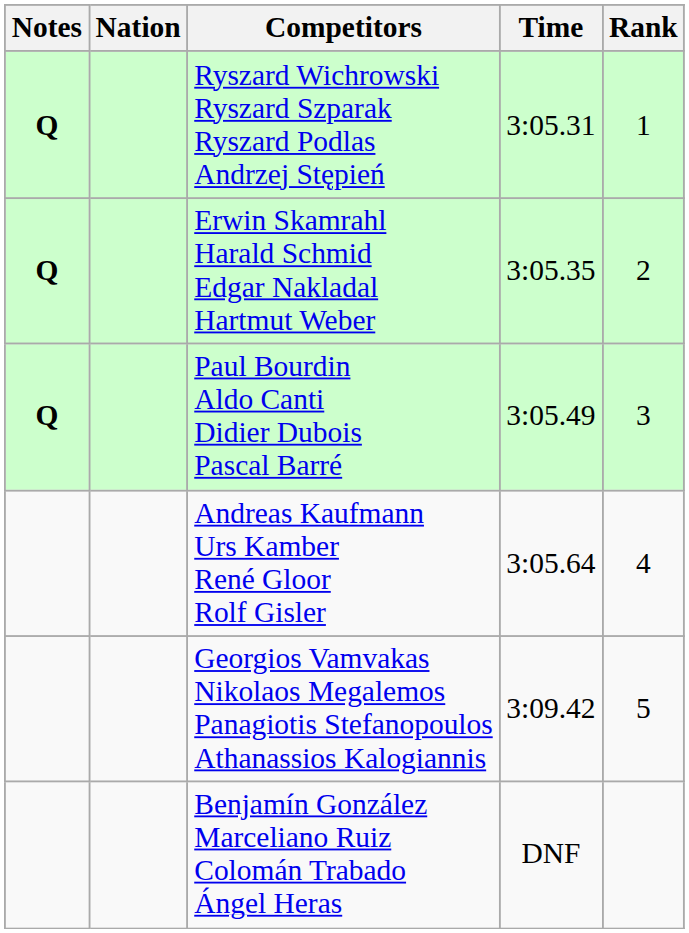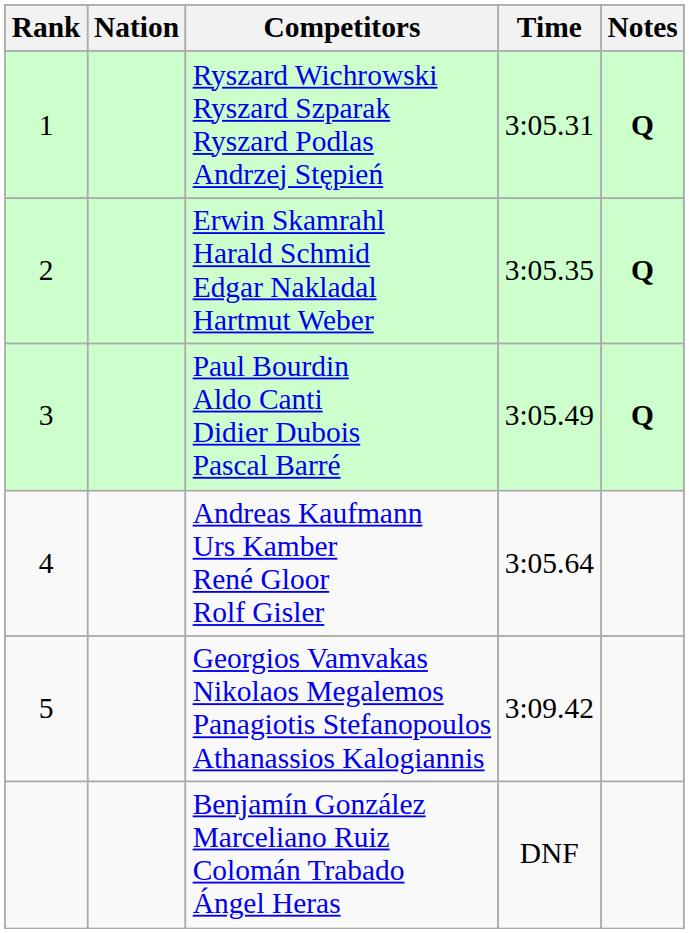columns swapped: (643, 27) <-> (47, 27)
